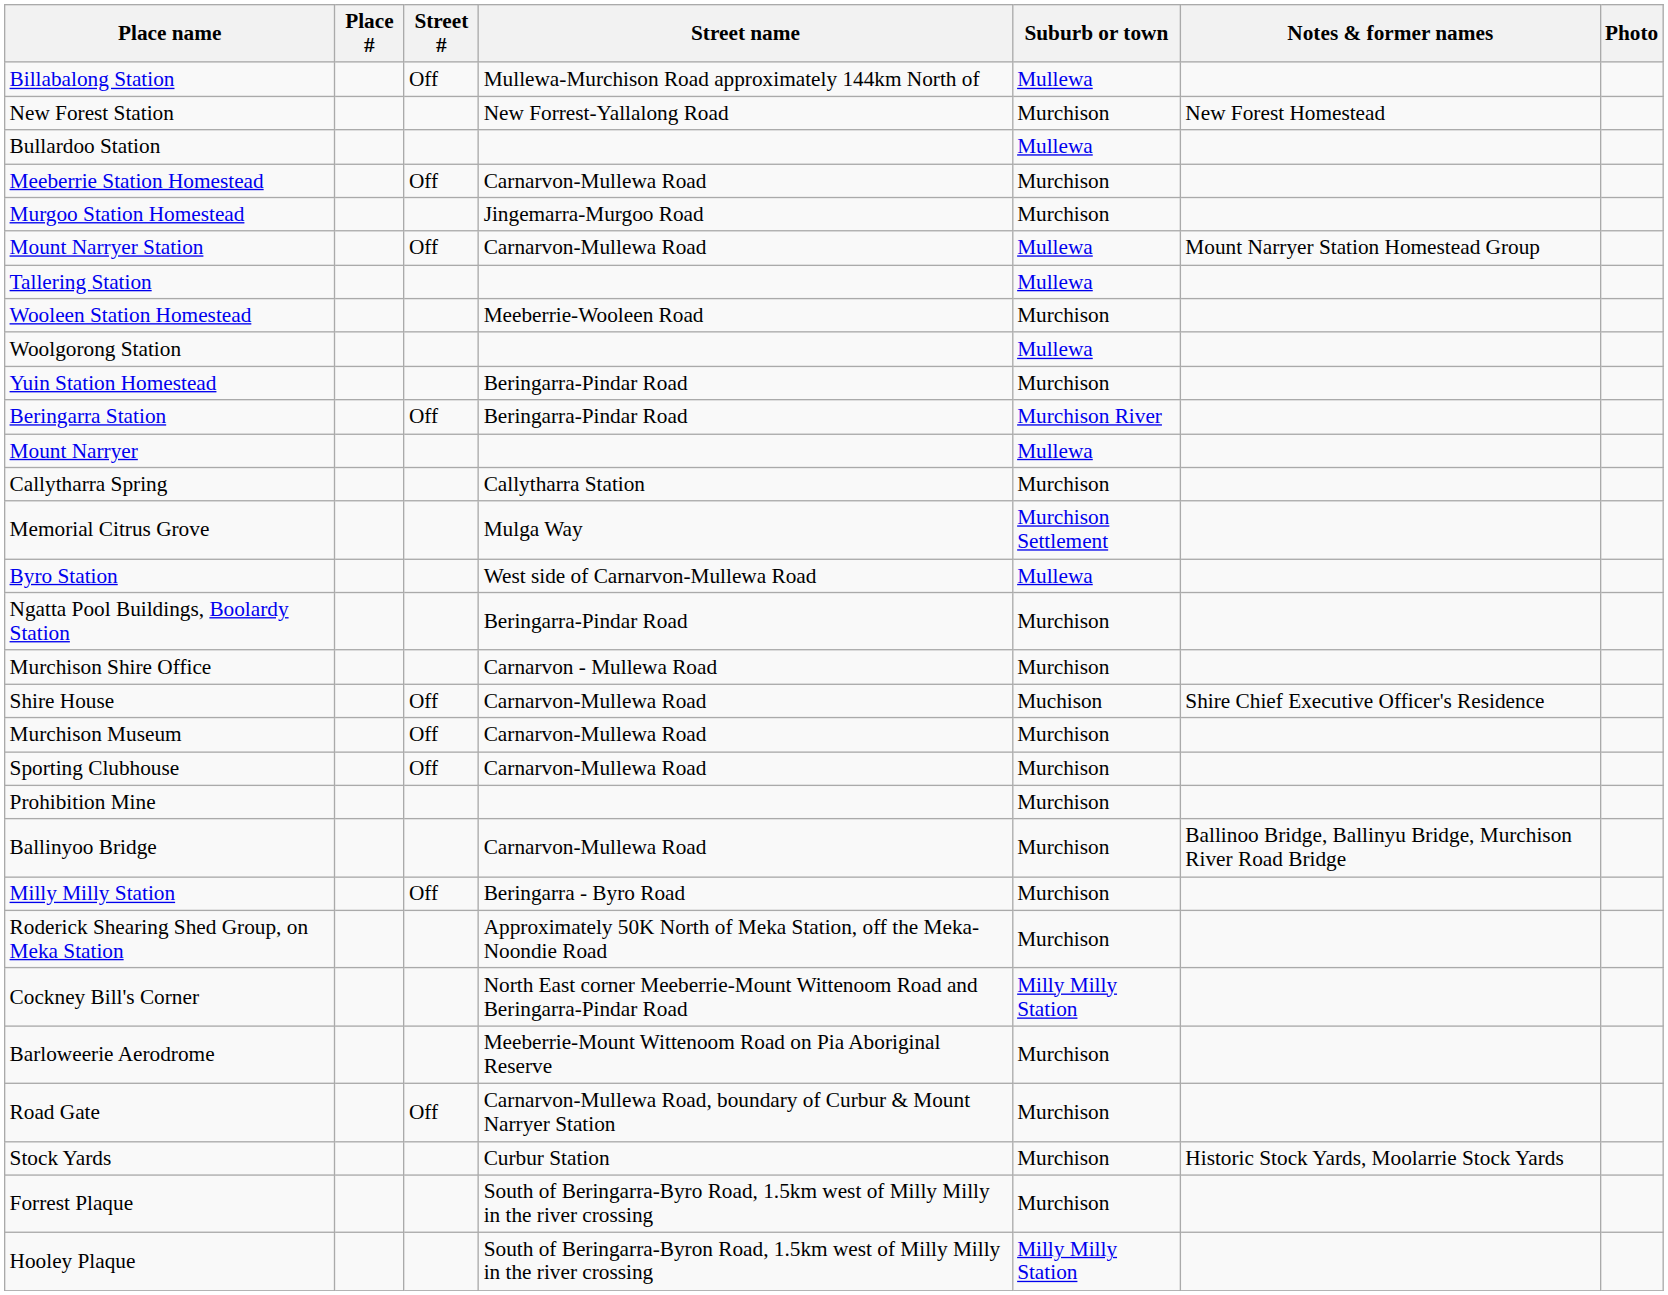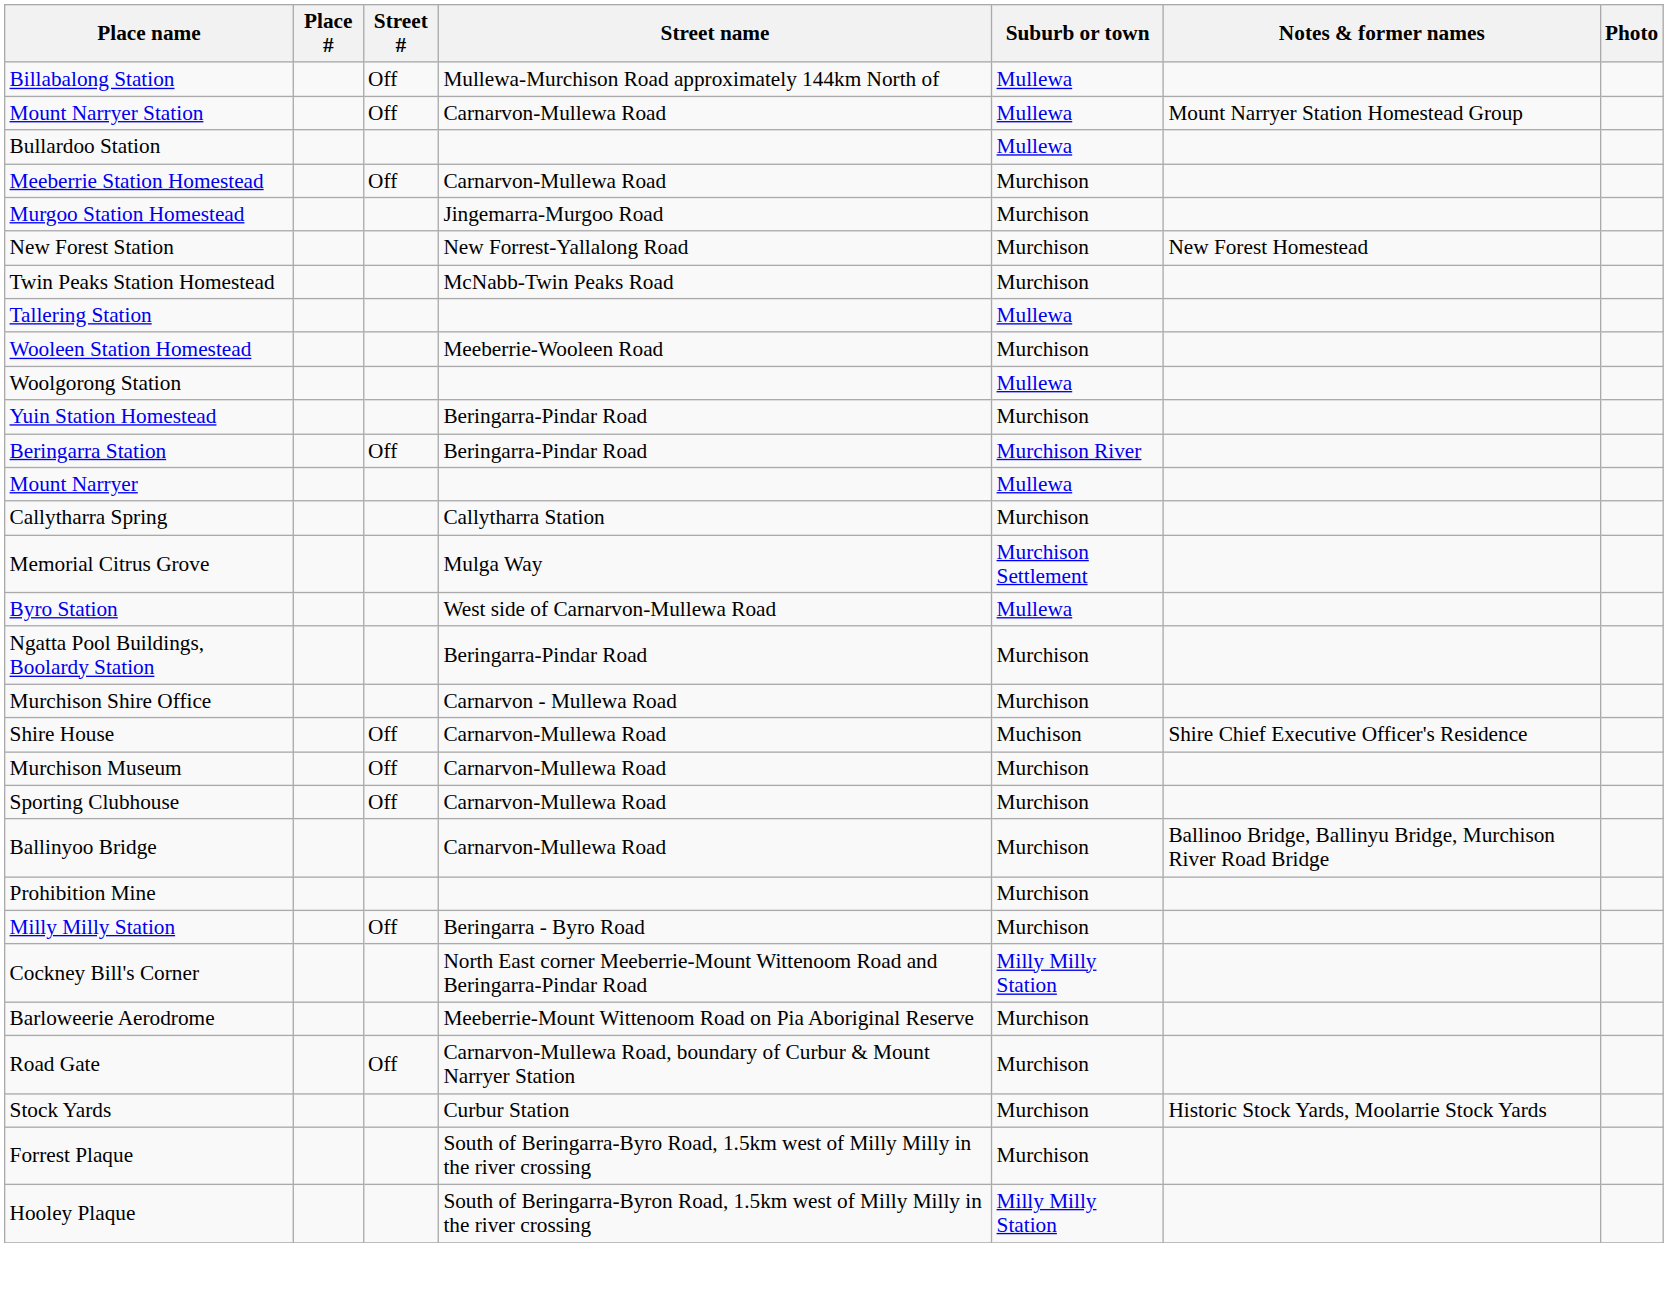rows swapped: (106, 247) <-> (92, 112)
+ row: (142, 281)
rows swapped: (83, 847) <-> (83, 801)
- row: (159, 939)
